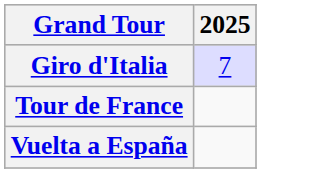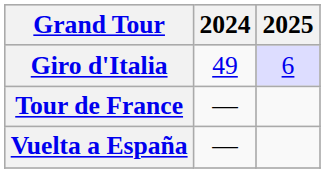+ column: (225, 24)
(225, 65) 7 -> (288, 65) 6
